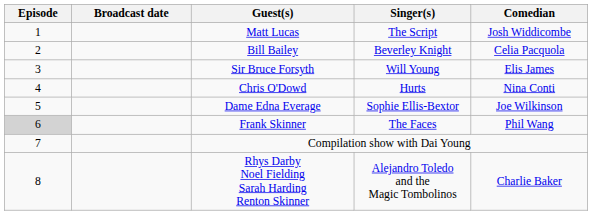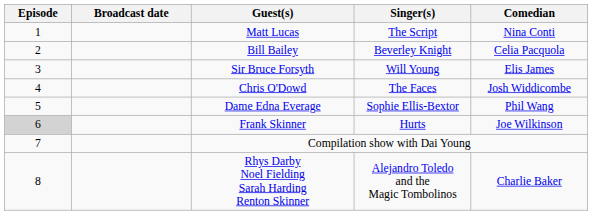(529, 32) Josh Widdicombe -> (529, 32) Nina Conti
(413, 87) Hurts -> (413, 87) The Faces
(529, 87) Nina Conti -> (529, 87) Josh Widdicombe
(529, 106) Joe Wilkinson -> (529, 106) Phil Wang
(413, 124) The Faces -> (413, 124) Hurts
(529, 124) Phil Wang -> (529, 124) Joe Wilkinson
